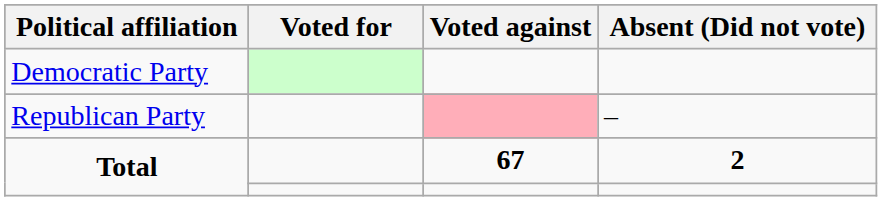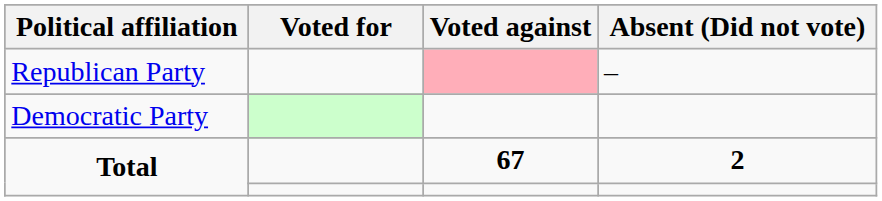rows swapped: (110, 71) <-> (108, 115)
